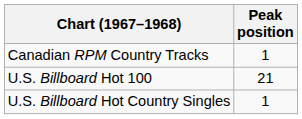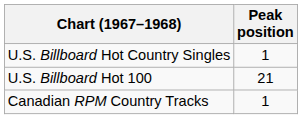rows swapped: (119, 101) <-> (108, 55)
